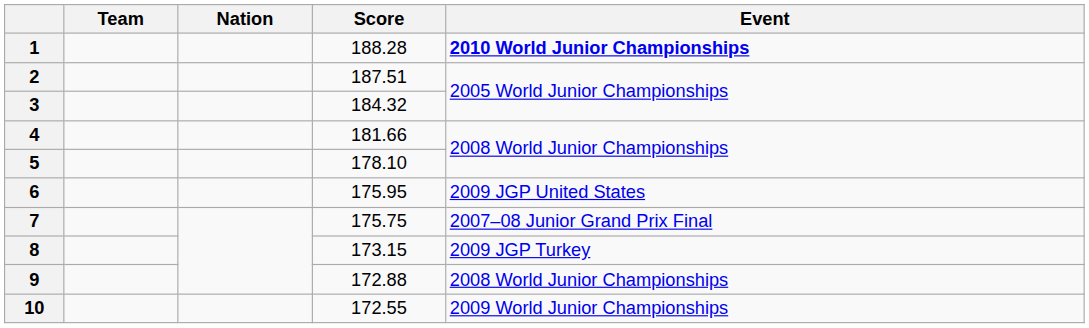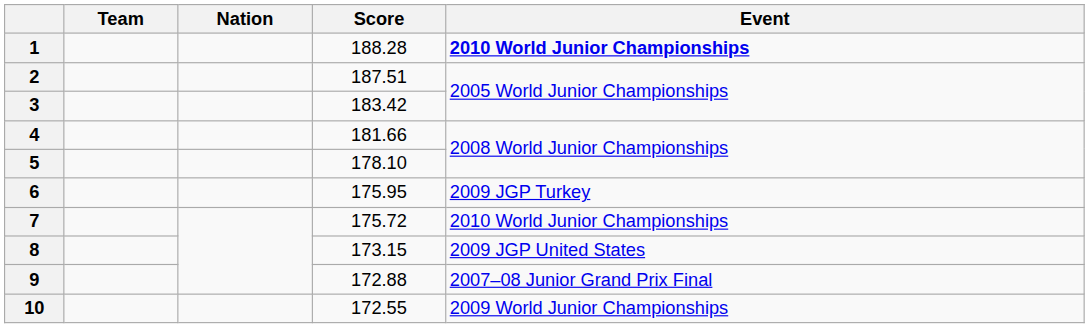(379, 105) 184.32 -> (379, 105) 183.42
(547, 192) 2009 JGP United States -> (520, 192) 2009 JGP Turkey
(379, 221) 175.75 -> (379, 221) 175.72
(581, 221) 2007–08 Junior Grand Prix Final -> (589, 221) 2010 World Junior Championships
(520, 250) 2009 JGP Turkey -> (547, 250) 2009 JGP United States
(589, 279) 2008 World Junior Championships -> (581, 279) 2007–08 Junior Grand Prix Final
